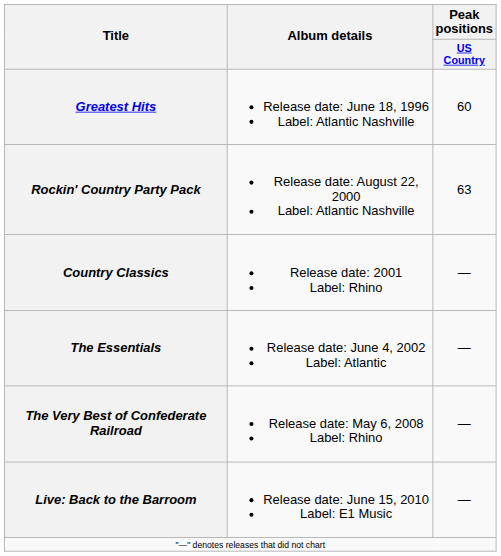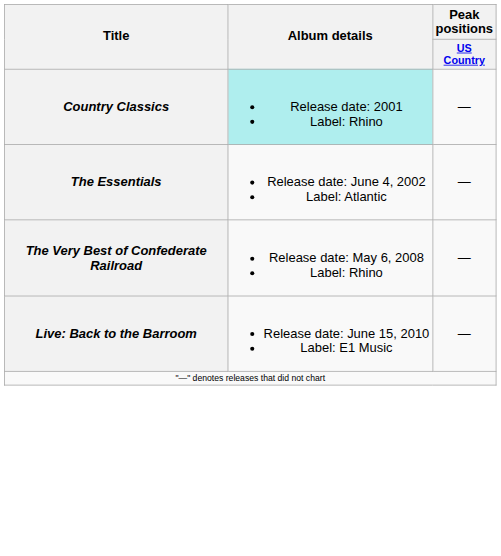- row: (116, 106)
- row: (116, 189)
(330, 280) no background -> (330, 114) paleturquoise background
